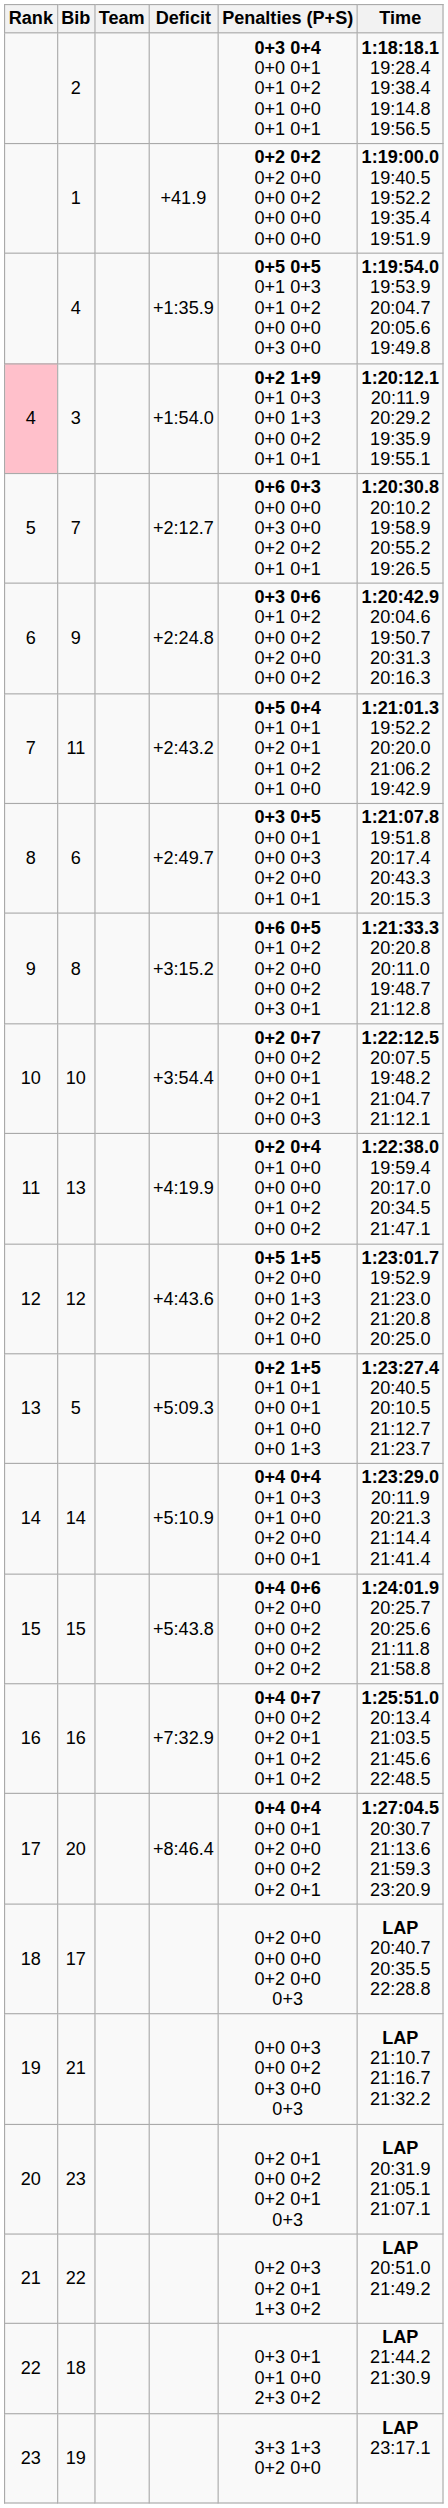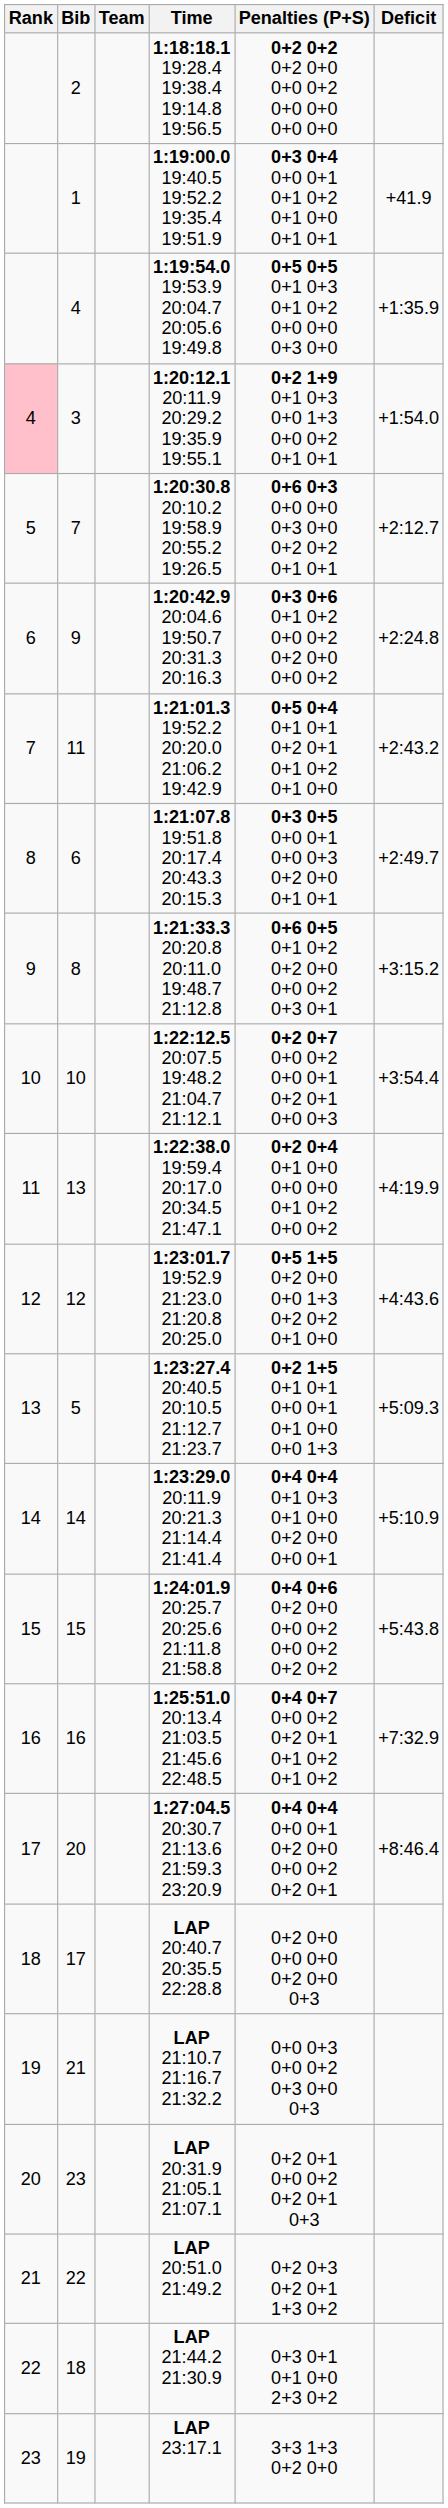columns swapped: (400, 18) <-> (183, 18)
(288, 88) 0+3 0+4 0+0 0+1 0+1 0+2 0+1 0+0 0+1 0+1 -> (304, 88) 0+2 0+2 0+2 0+0 0+0 0+2 0+0 0+0 0+0 0+0
(288, 198) 0+2 0+2 0+2 0+0 0+0 0+2 0+0 0+0 0+0 0+0 -> (304, 198) 0+3 0+4 0+0 0+1 0+1 0+2 0+1 0+0 0+1 0+1
